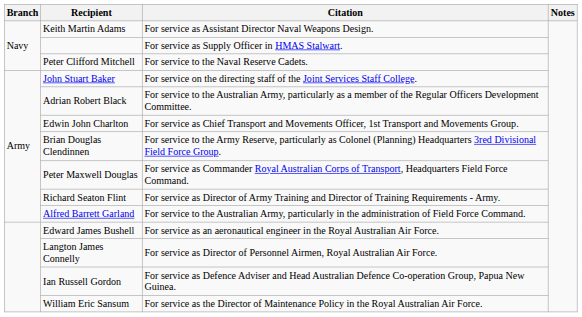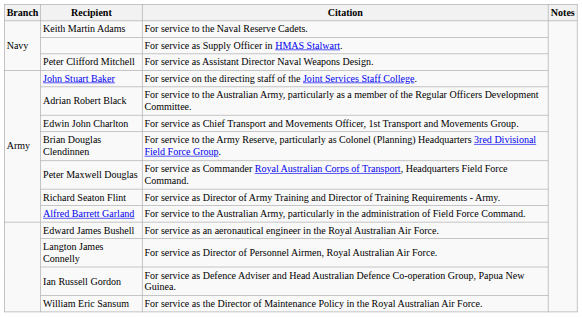(259, 29) For service as Assistant Director Naval Weapons Design. -> (226, 29) For service to the Naval Reserve Cadets.
(226, 62) For service to the Naval Reserve Cadets. -> (259, 62) For service as Assistant Director Naval Weapons Design.
